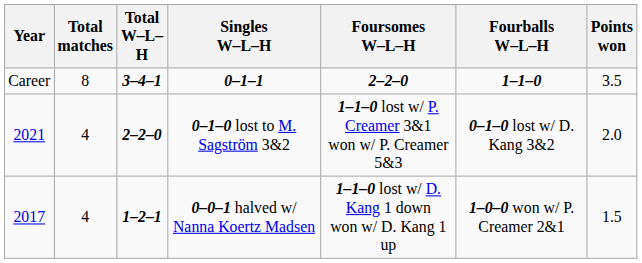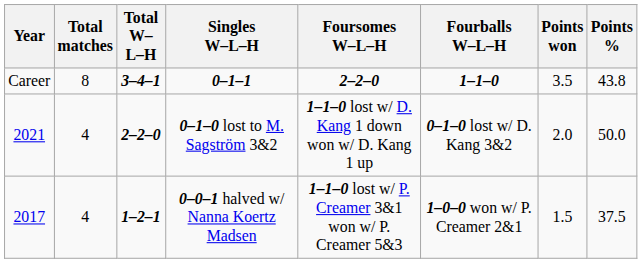+ column: (612, 36)
(388, 135) 1–1–0 lost w/ P. Creamer 3&1 won w/ P. Creamer 5&3 -> (359, 135) 1–1–0 lost w/ D. Kang 1 down won w/ D. Kang 1 up
(388, 217) 1–1–0 lost w/ D. Kang 1 down won w/ D. Kang 1 up -> (359, 217) 1–1–0 lost w/ P. Creamer 3&1 won w/ P. Creamer 5&3
